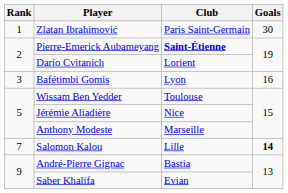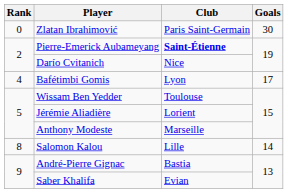(19, 29) 1 -> (19, 29) 0
(180, 63) Lorient -> (174, 63) Nice
(19, 79) 3 -> (19, 79) 4
(268, 79) 16 -> (268, 79) 17
(174, 113) Nice -> (180, 113) Lorient
(19, 146) 7 -> (19, 146) 8
(268, 146) bold -> (268, 146) normal
